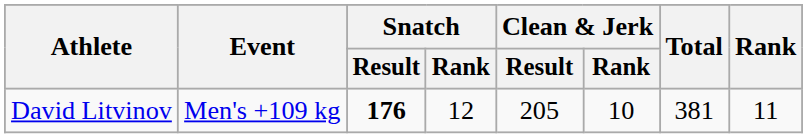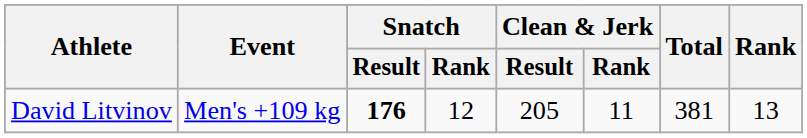(621, 110) 10 -> (621, 110) 11
(766, 110) 11 -> (766, 110) 13
